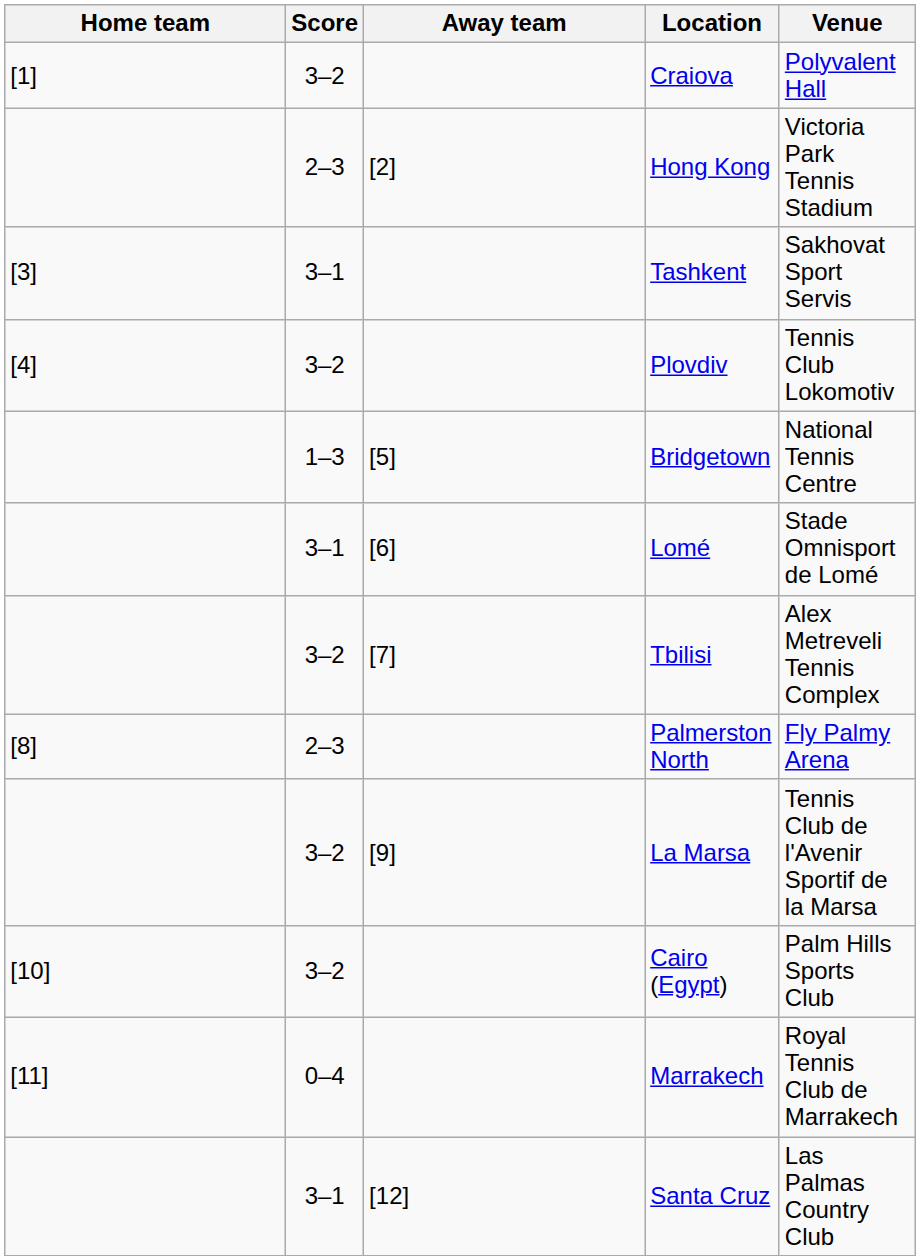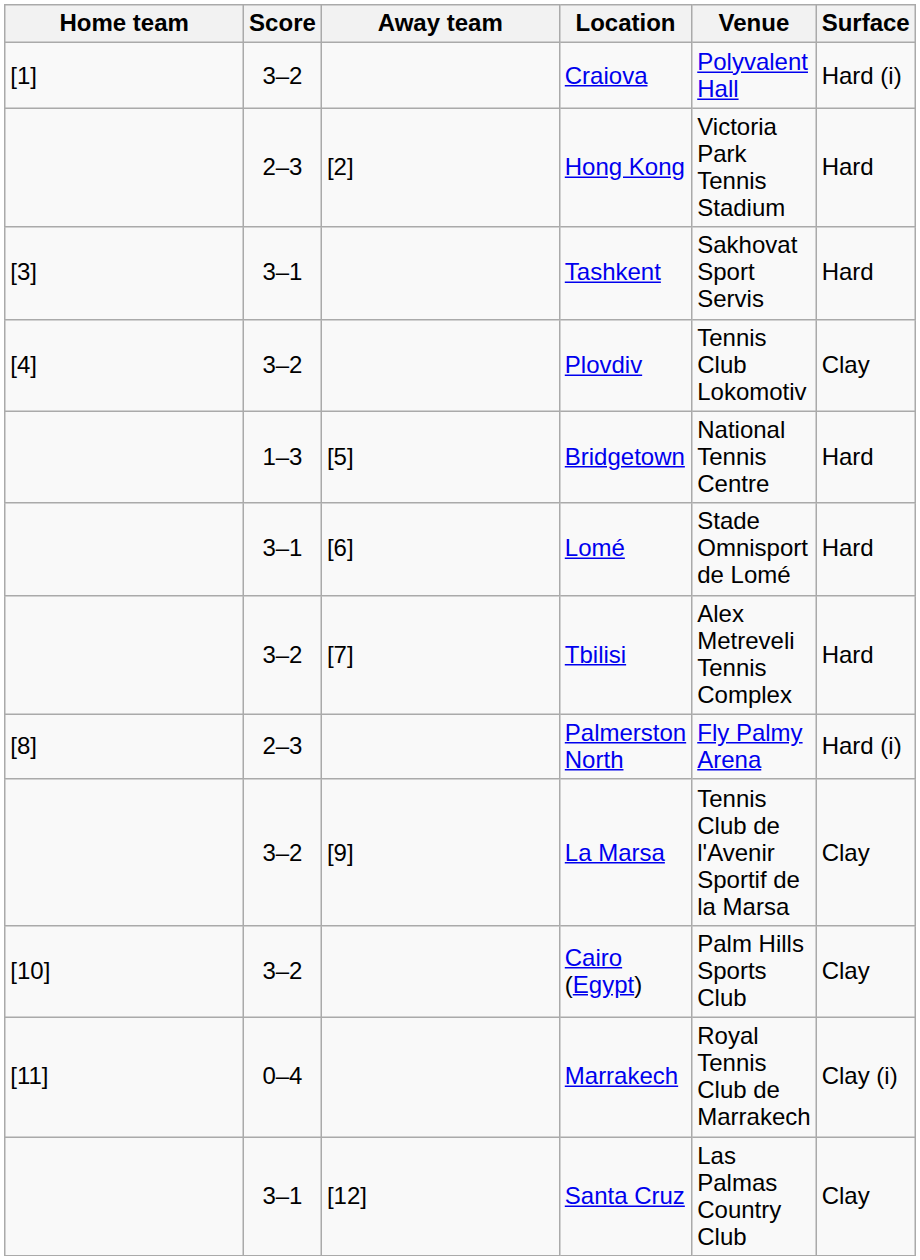+ column: (866, 23)
